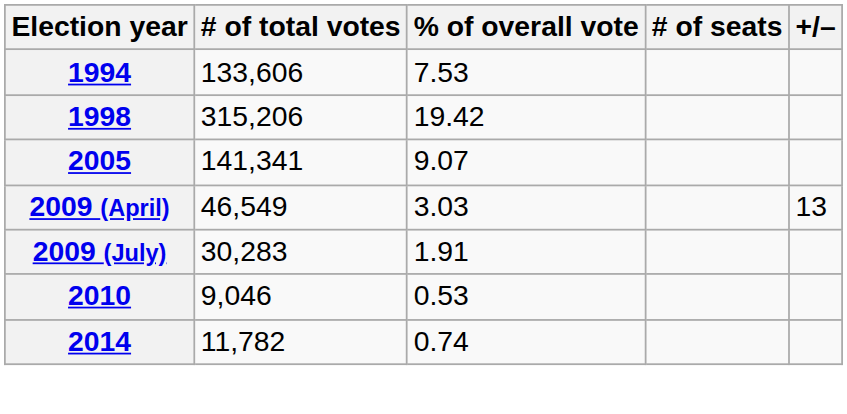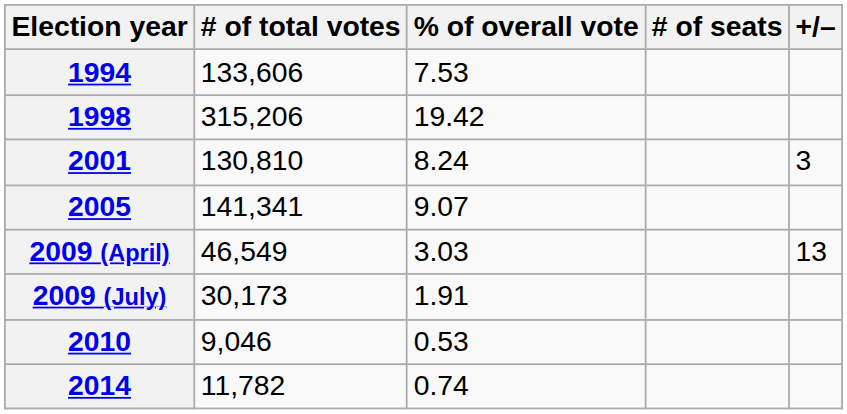+ row: (100, 161)
(244, 251) 30,283 -> (244, 296) 30,173
